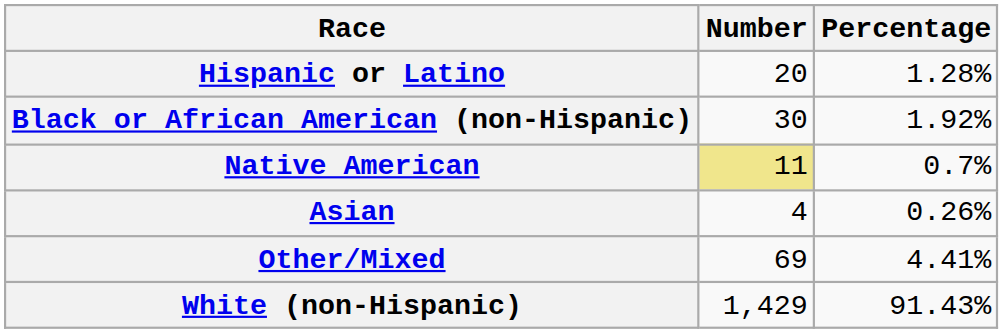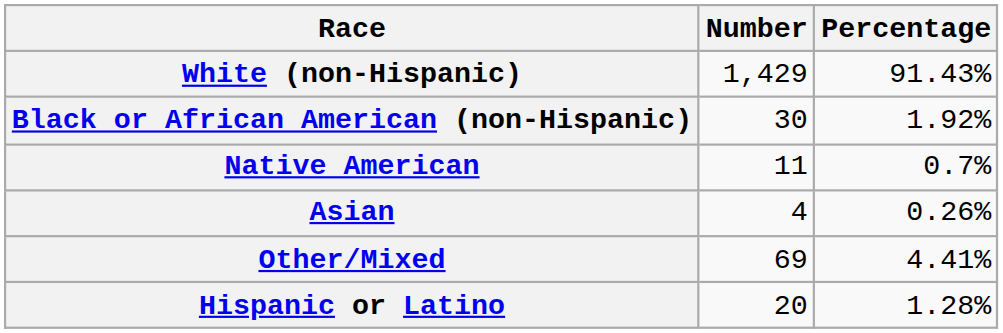rows swapped: (352, 305) <-> (352, 74)
(791, 167) khaki background -> (791, 167) no background
